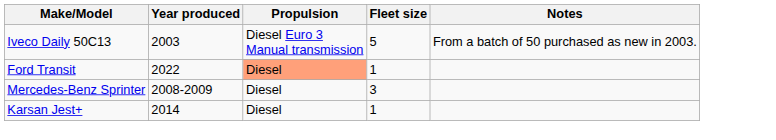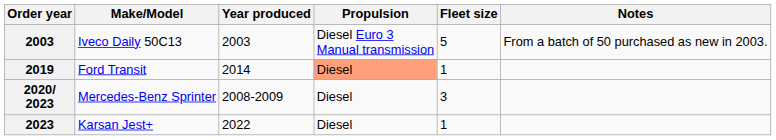+ column: (40, 14)
(166, 69) 2022 -> (236, 69) 2014
(166, 110) 2014 -> (236, 124) 2022
